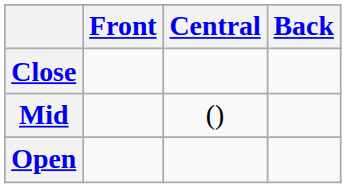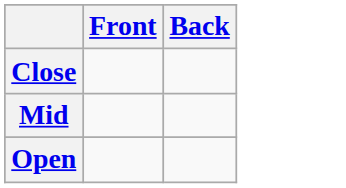- column: (215, 26)
